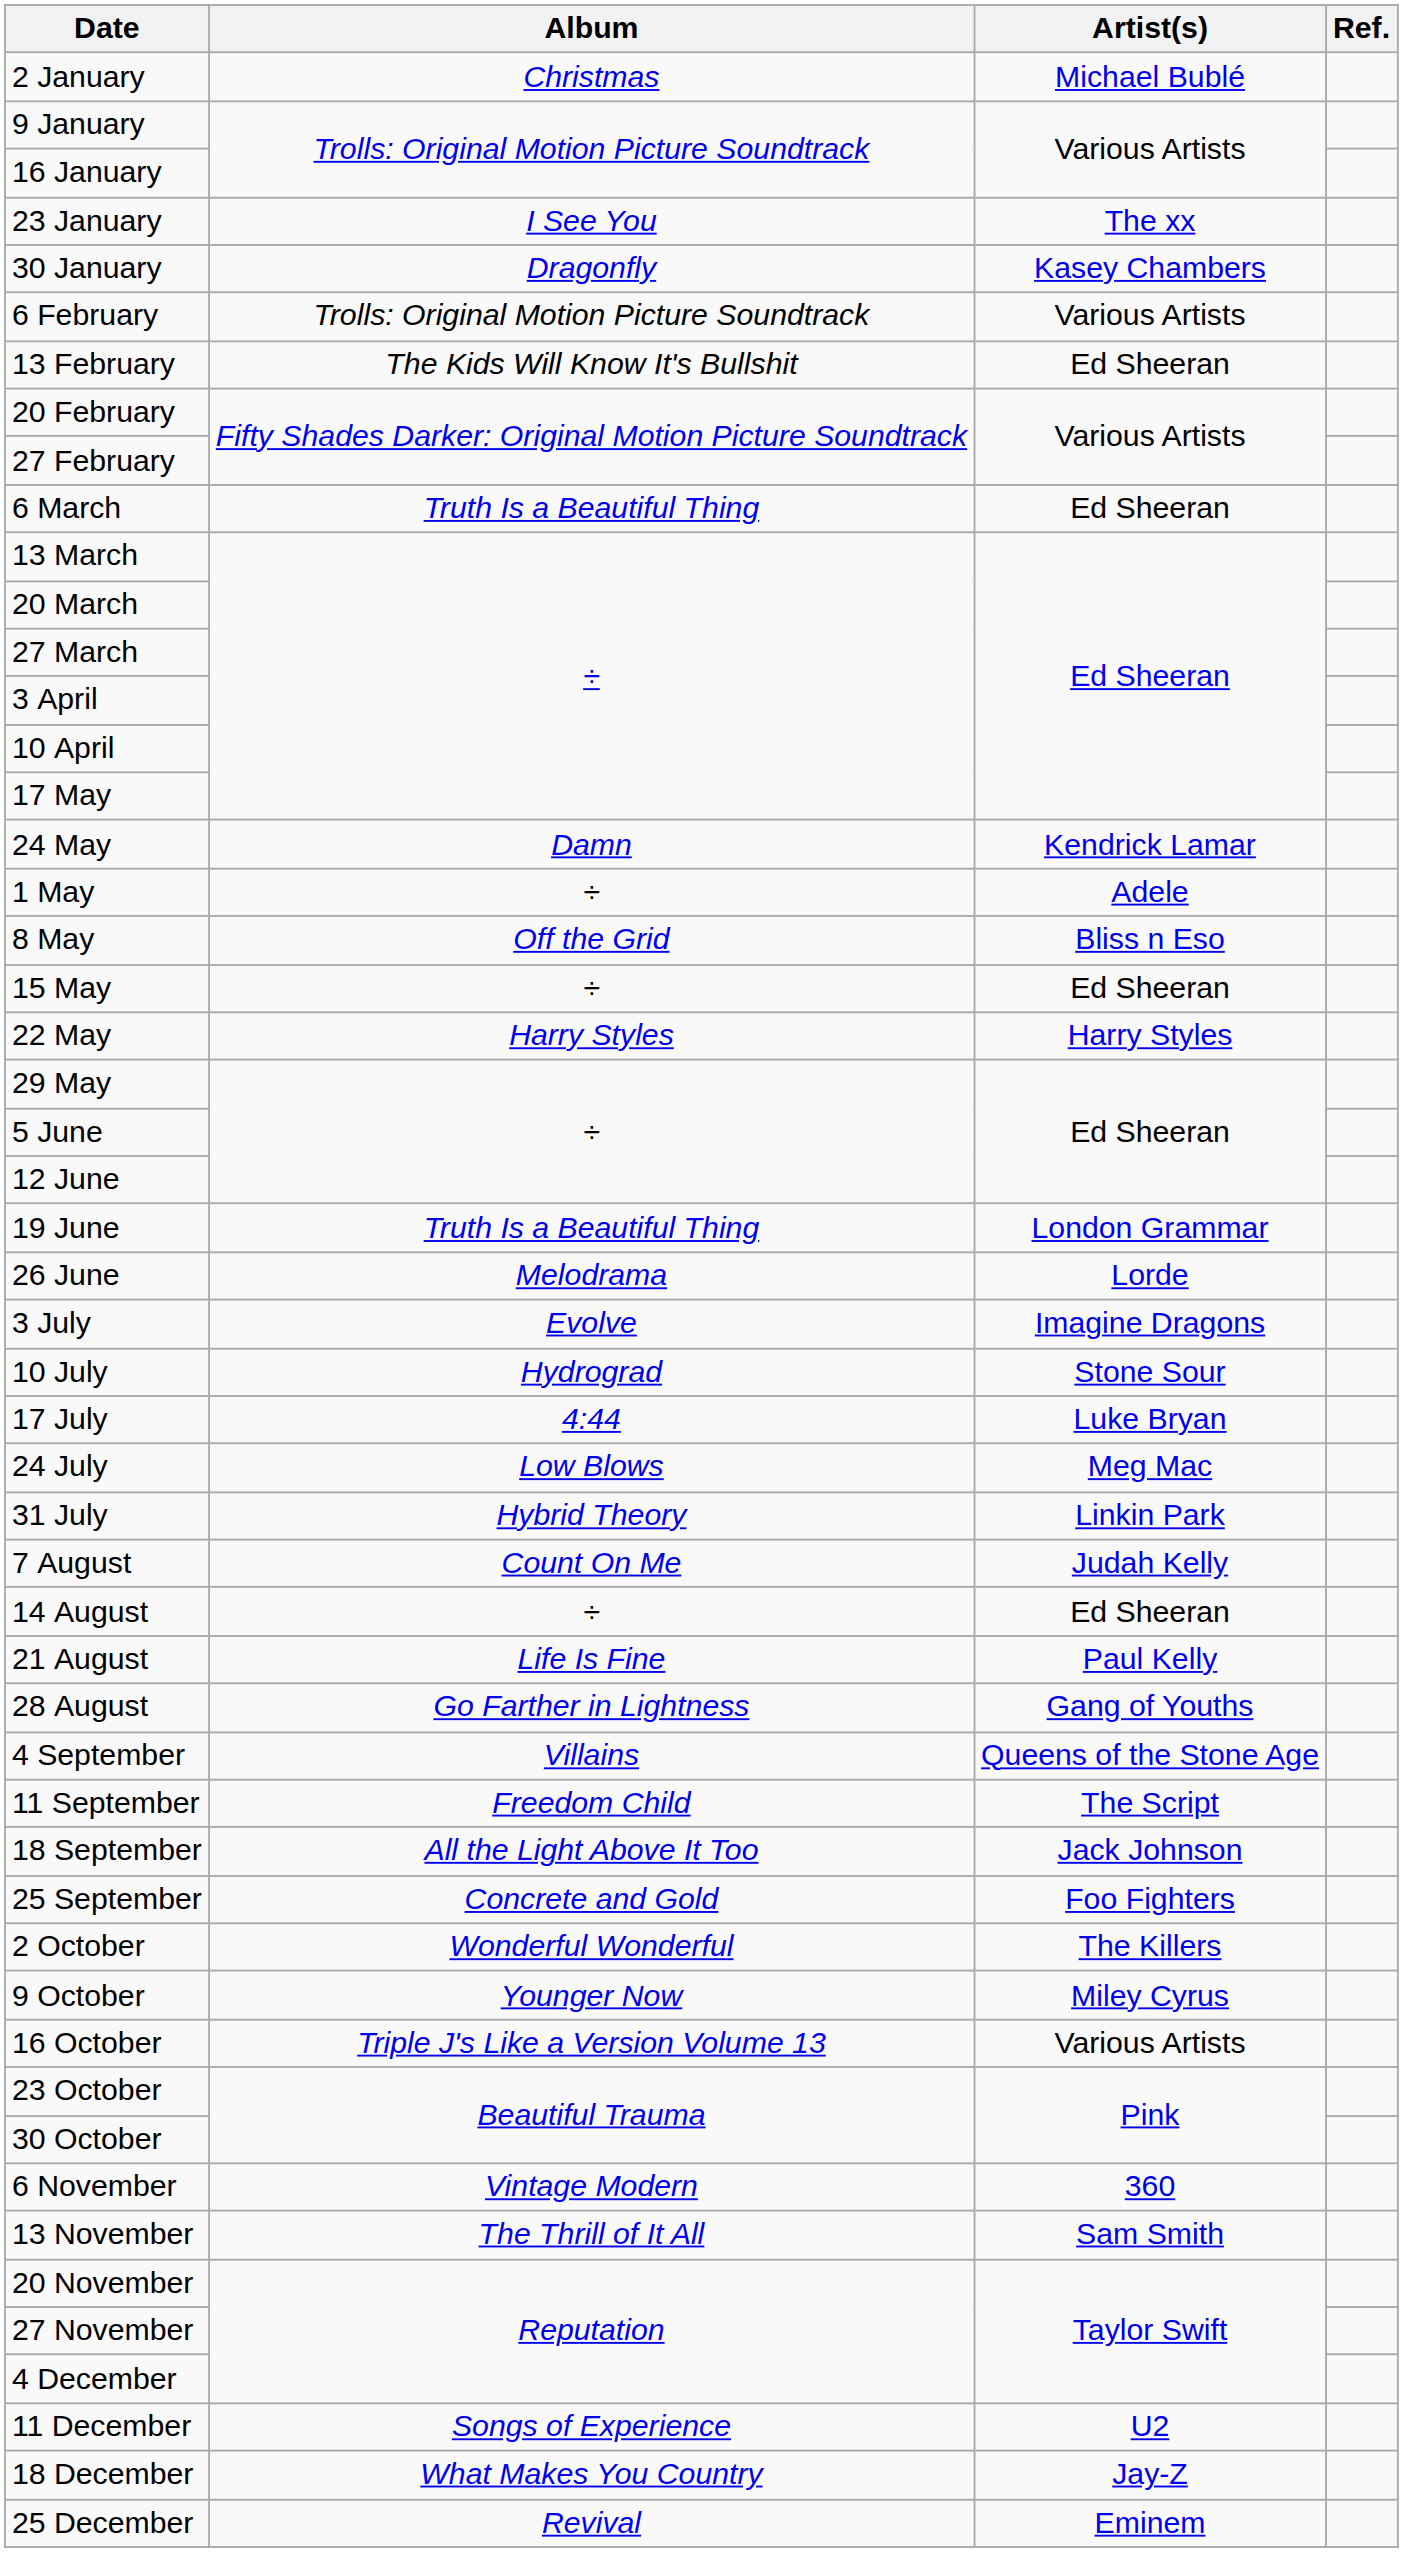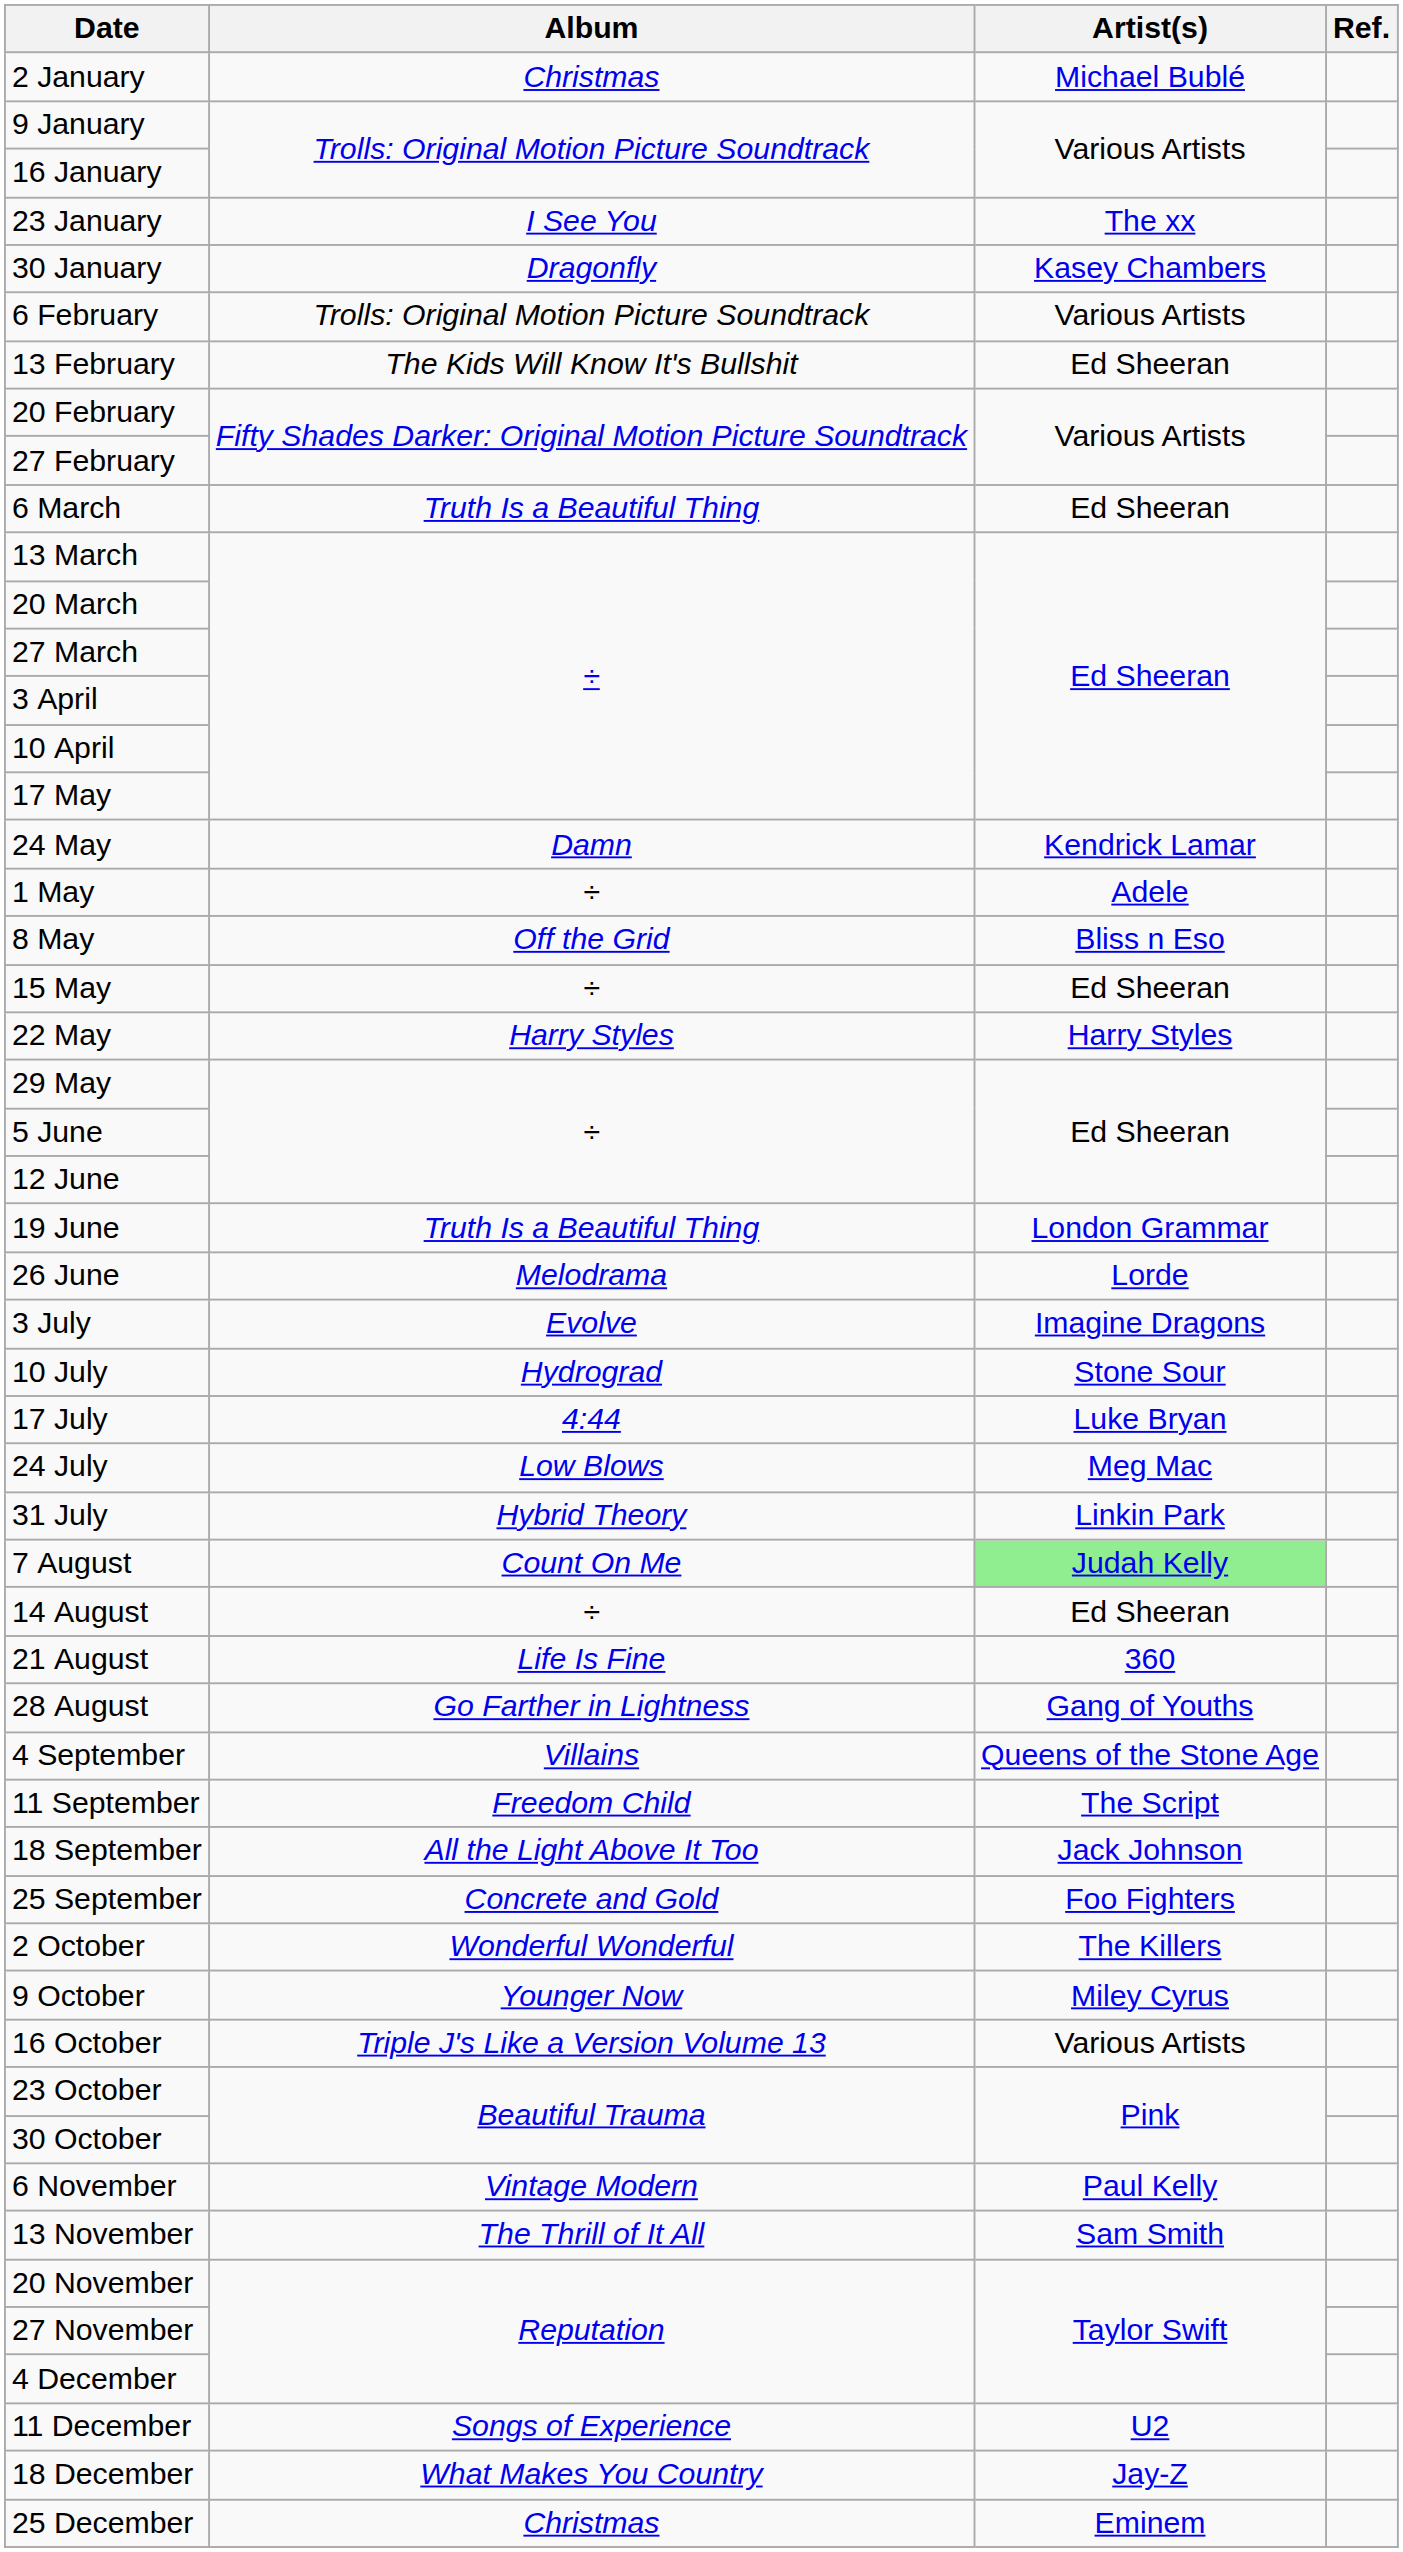(1150, 1563) no background -> (1150, 1563) lightgreen background
(1150, 1659) Paul Kelly -> (1150, 1659) 360
(1150, 2186) 360 -> (1150, 2186) Paul Kelly
(591, 2522) Revival -> (591, 2522) Christmas
